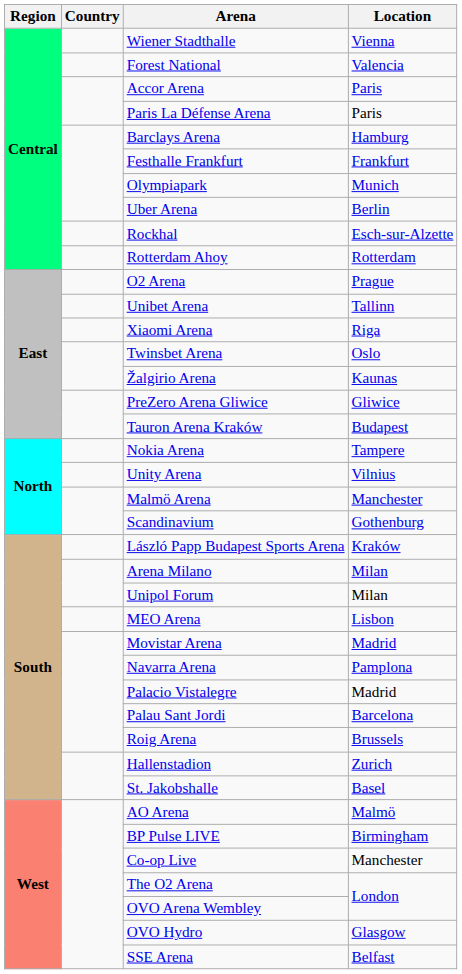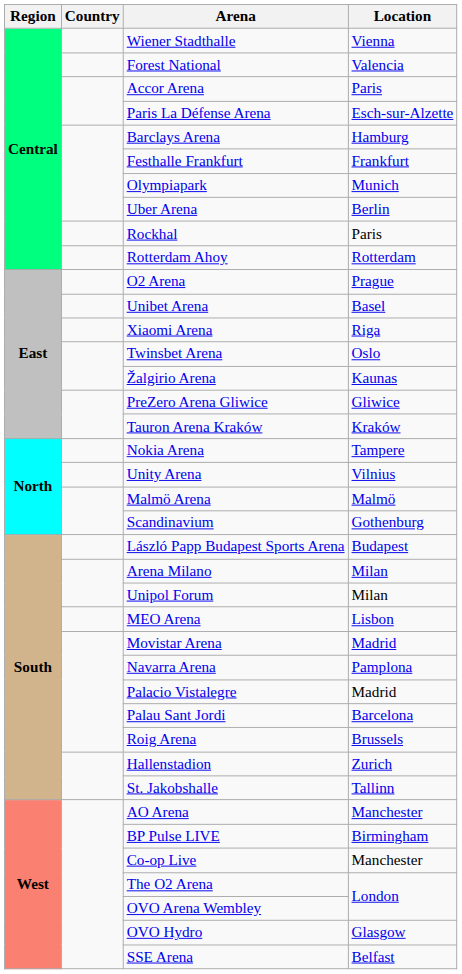(367, 112) Paris -> (402, 112) Esch-sur-Alzette
(402, 233) Esch-sur-Alzette -> (367, 233) Paris
(373, 305) Tallinn -> (368, 305) Basel
(380, 426) Budapest -> (376, 426) Kraków
(387, 498) Manchester -> (373, 498) Malmö
(376, 546) Kraków -> (380, 546) Budapest
(368, 787) Basel -> (373, 787) Tallinn
(373, 812) Malmö -> (387, 812) Manchester
